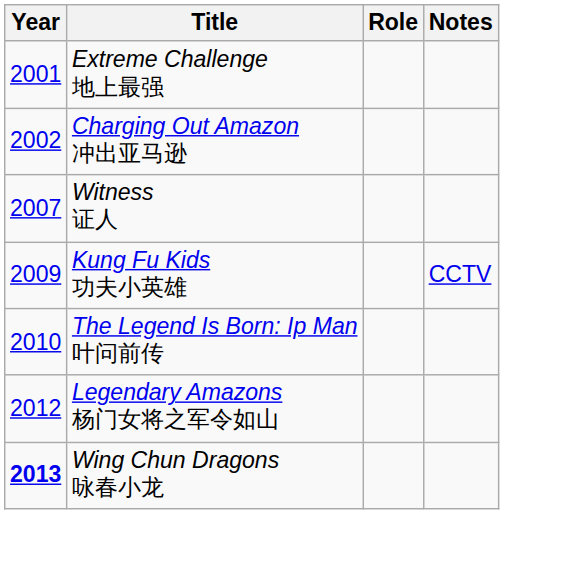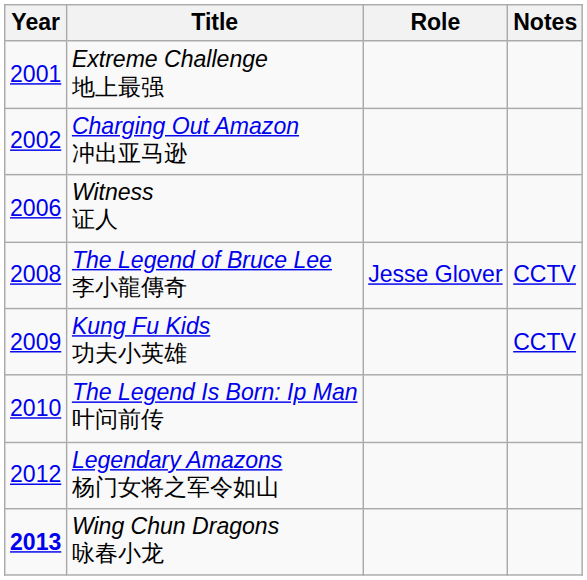(36, 207) 2007 -> (36, 207) 2006
+ row: (202, 273)
